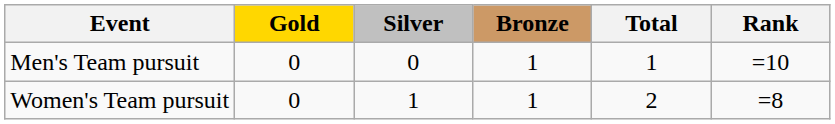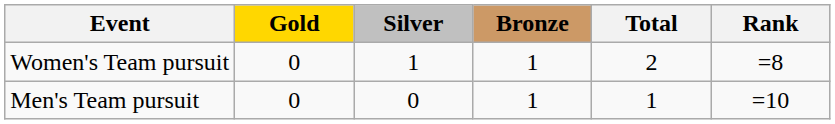rows swapped: (105, 61) <-> (120, 99)
